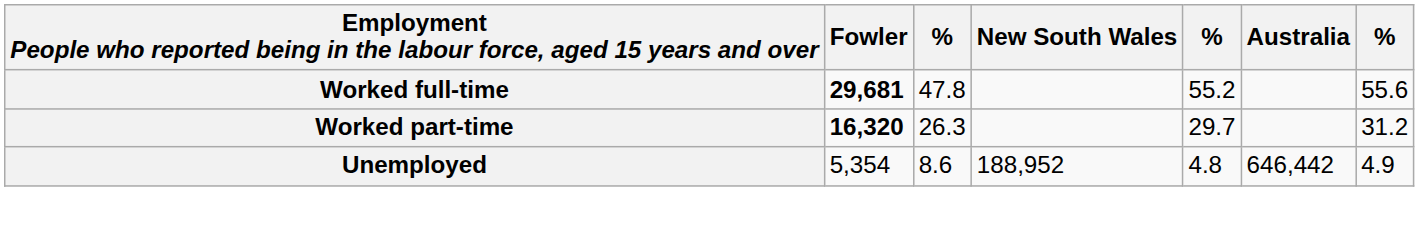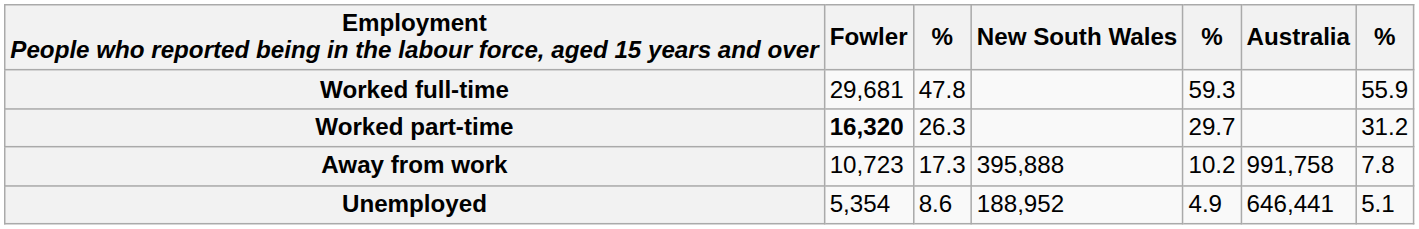(867, 89) bold -> (867, 89) normal
(1212, 89) 55.2 -> (1212, 89) 59.3
(1385, 89) 55.6 -> (1385, 89) 55.9
+ row: (414, 165)
(1205, 165) 4.8 -> (1205, 204) 4.9
(1290, 165) 646,442 -> (1290, 204) 646,441
(1378, 165) 4.9 -> (1378, 204) 5.1
